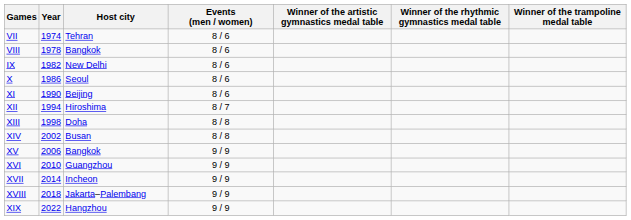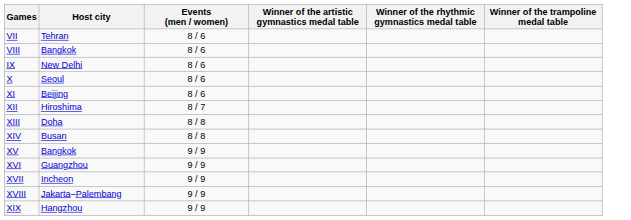- column: (51, 17)
